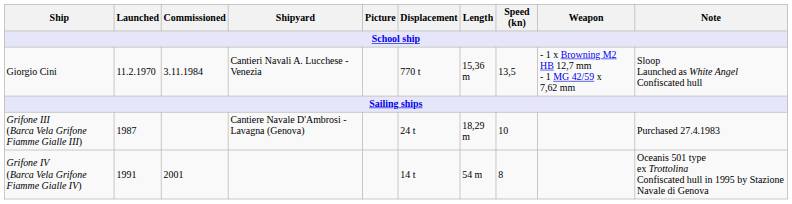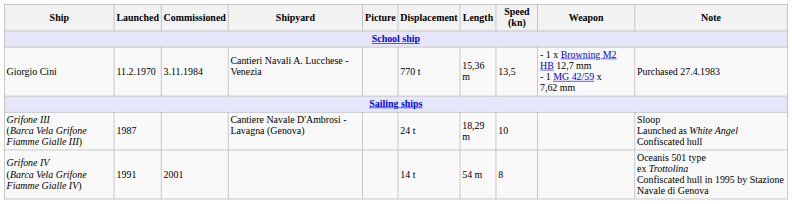(687, 71) Sloop Launched as White Angel Confiscated hull -> (678, 71) Purchased 27.4.1983
(678, 131) Purchased 27.4.1983 -> (687, 131) Sloop Launched as White Angel Confiscated hull
